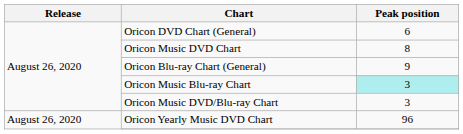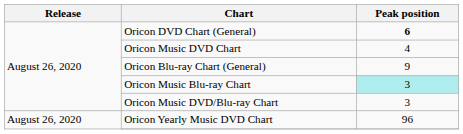(407, 31) normal -> (407, 31) bold
(407, 48) 8 -> (407, 48) 4
